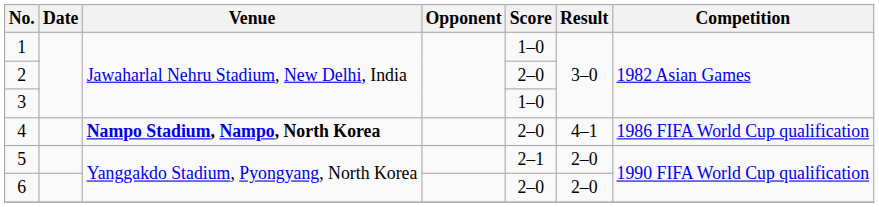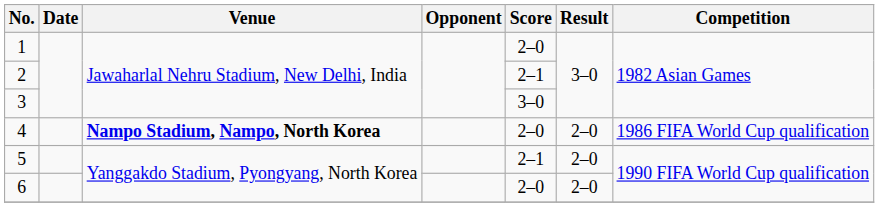(531, 46) 1–0 -> (531, 46) 2–0
(531, 74) 2–0 -> (531, 74) 2–1
(531, 103) 1–0 -> (531, 103) 3–0
(584, 131) 4–1 -> (584, 131) 2–0
